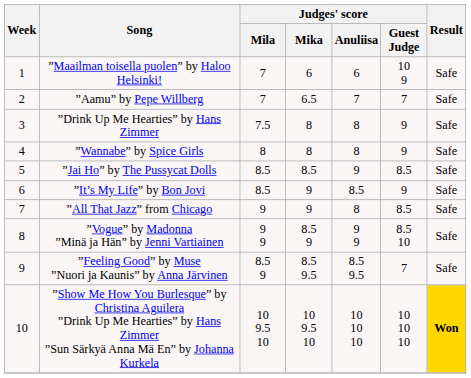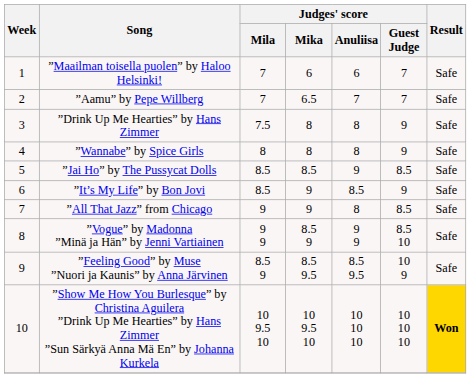(404, 73) 10 9 -> (404, 73) 7
(404, 268) 7 -> (404, 268) 10 9
